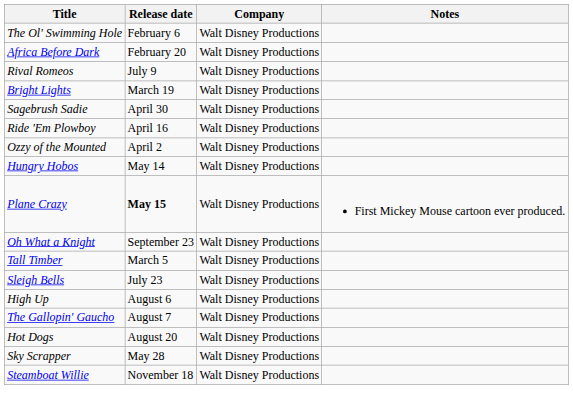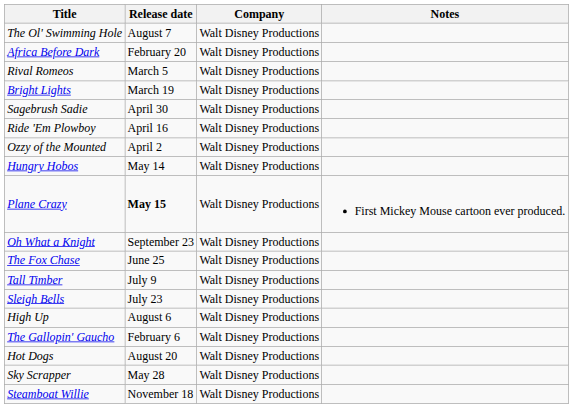(154, 33) February 6 -> (149, 33) August 7
(142, 71) July 9 -> (148, 71) March 5
+ row: (43, 260)
(148, 260) March 5 -> (142, 279) July 9
(149, 317) August 7 -> (154, 336) February 6
